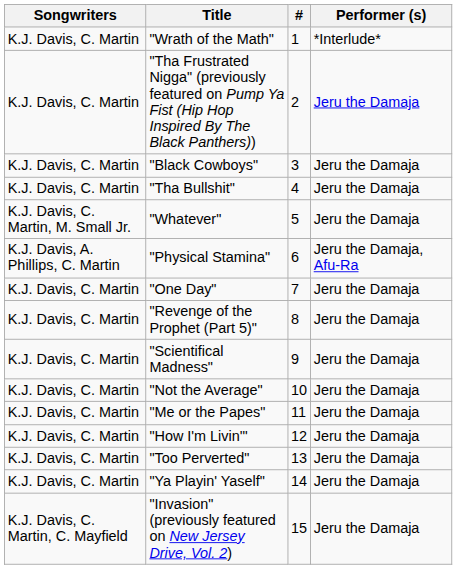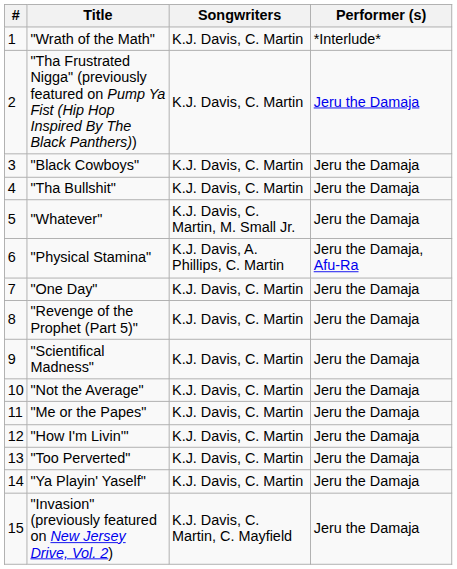columns swapped: (299, 15) <-> (75, 15)
